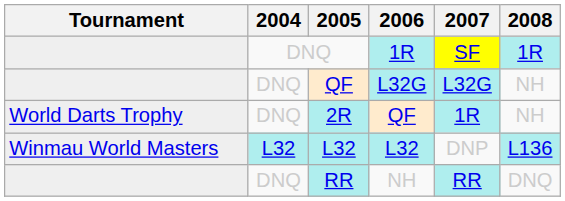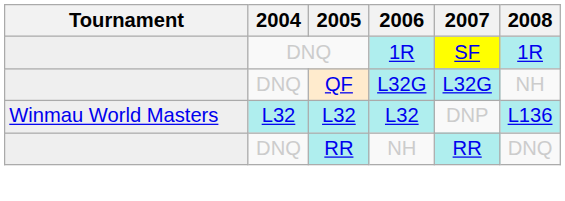- row: (339, 116)
